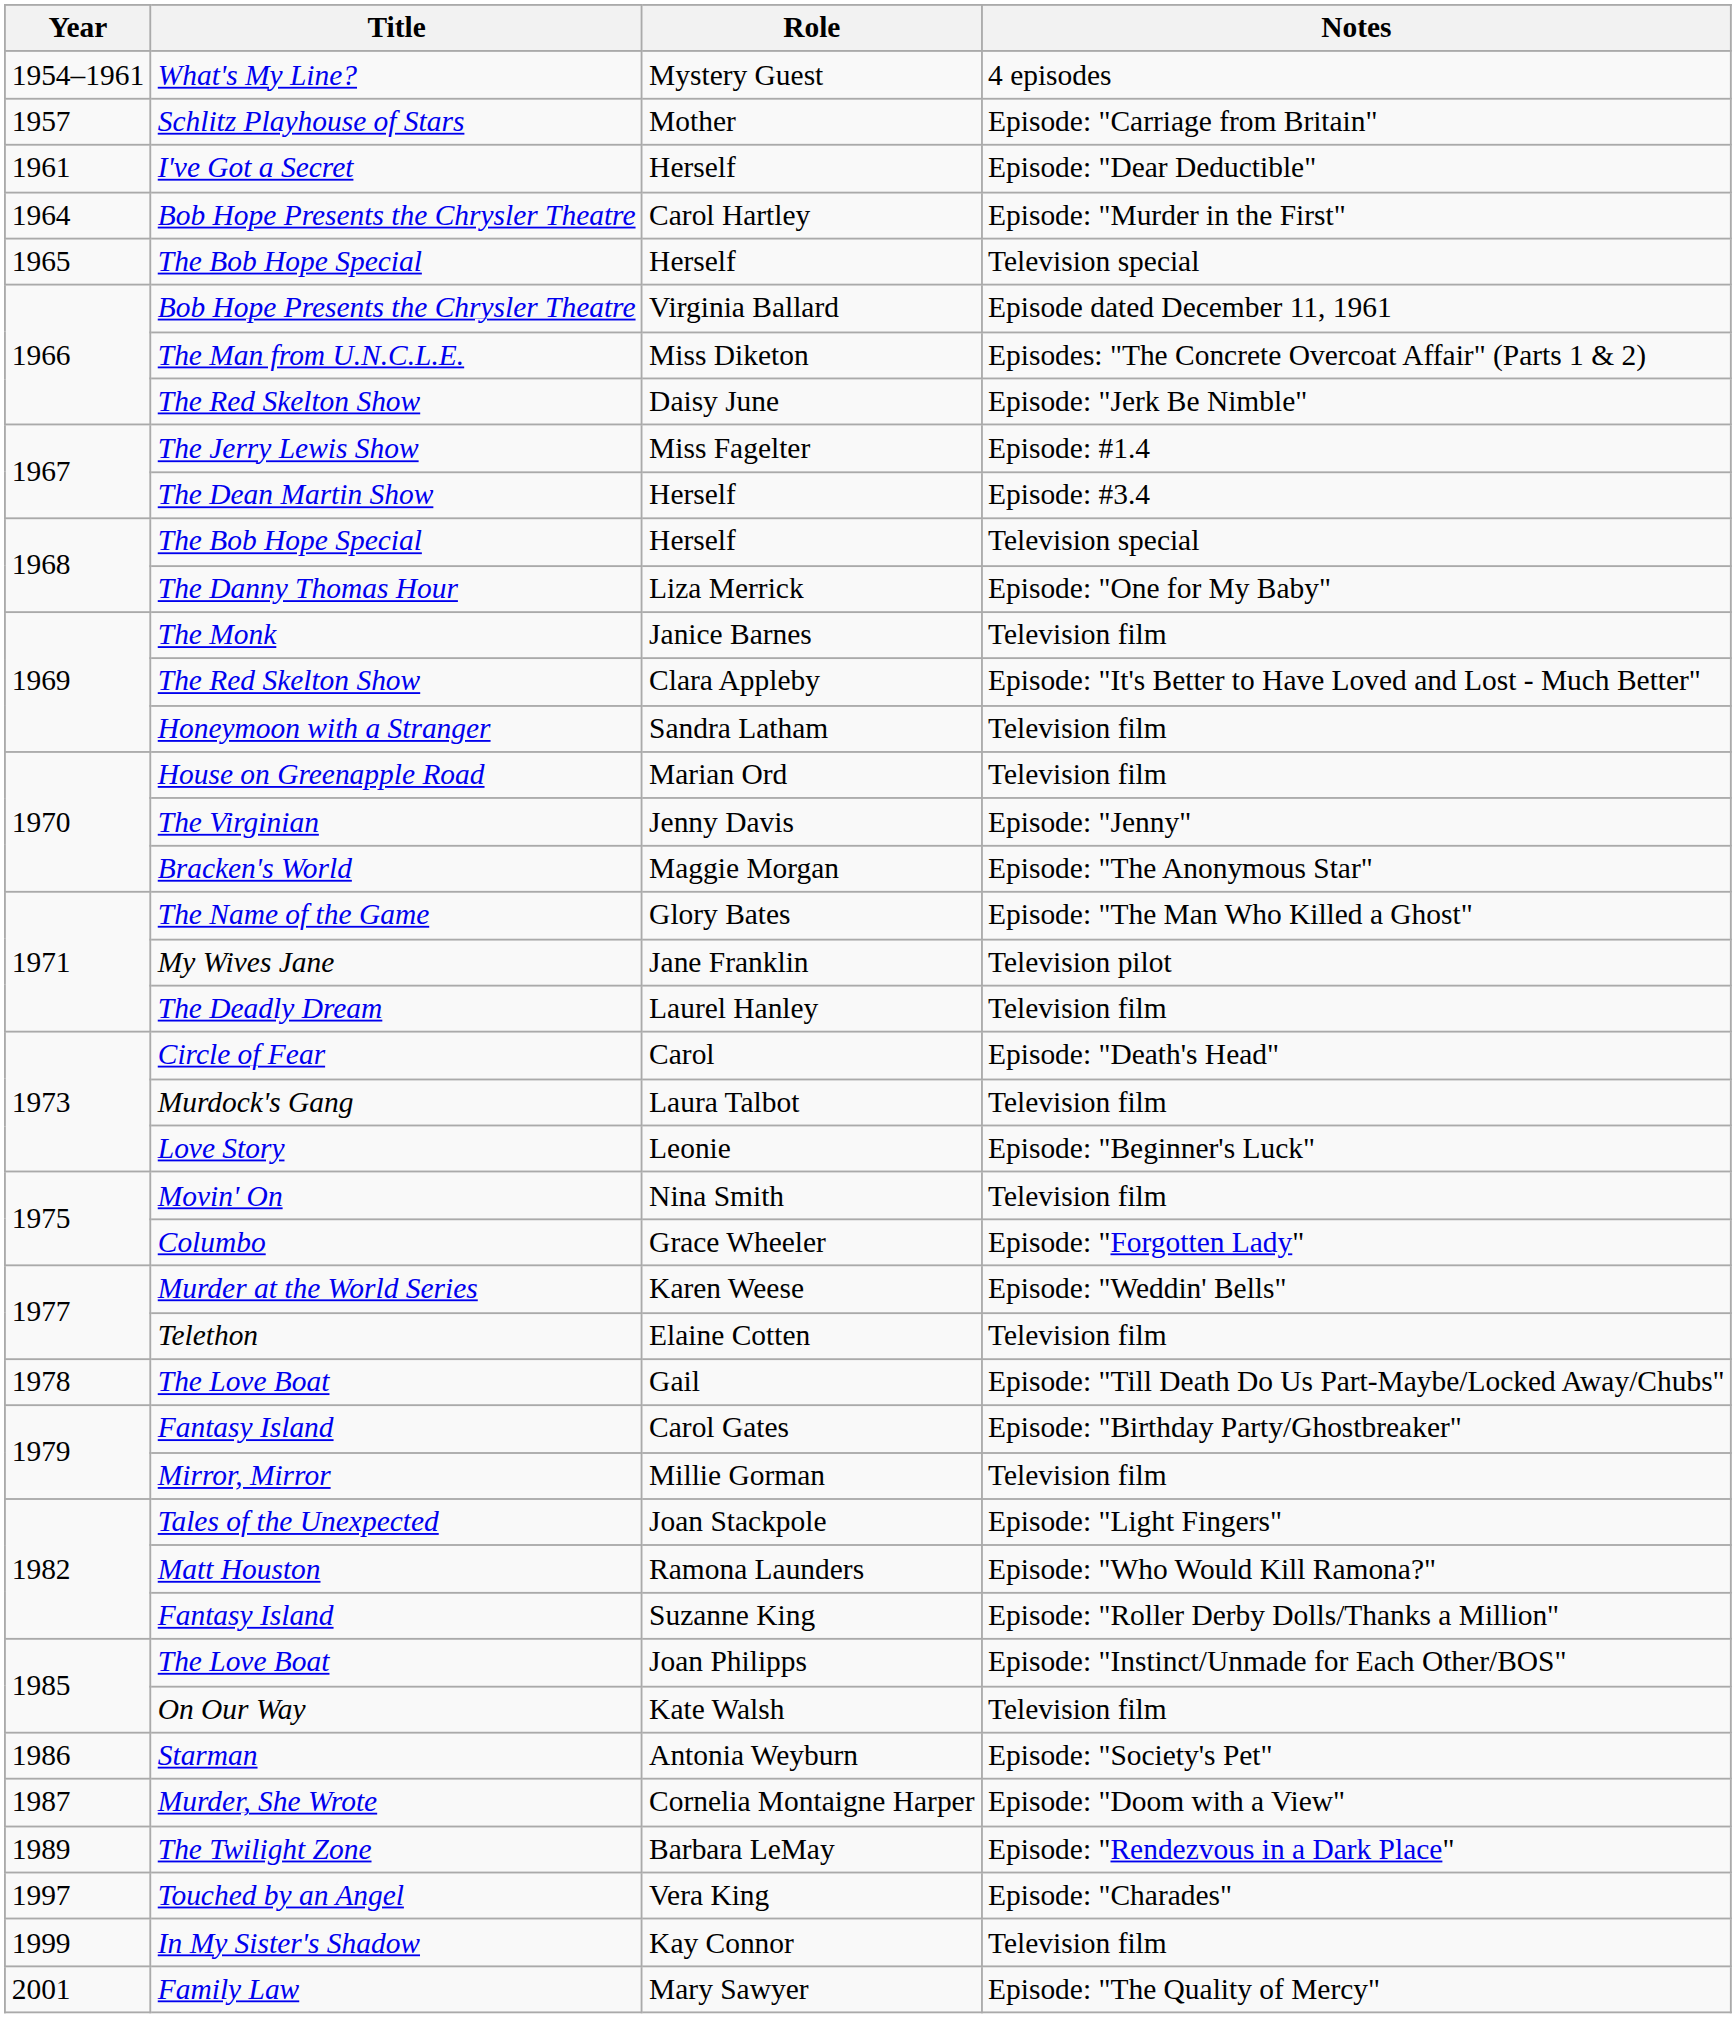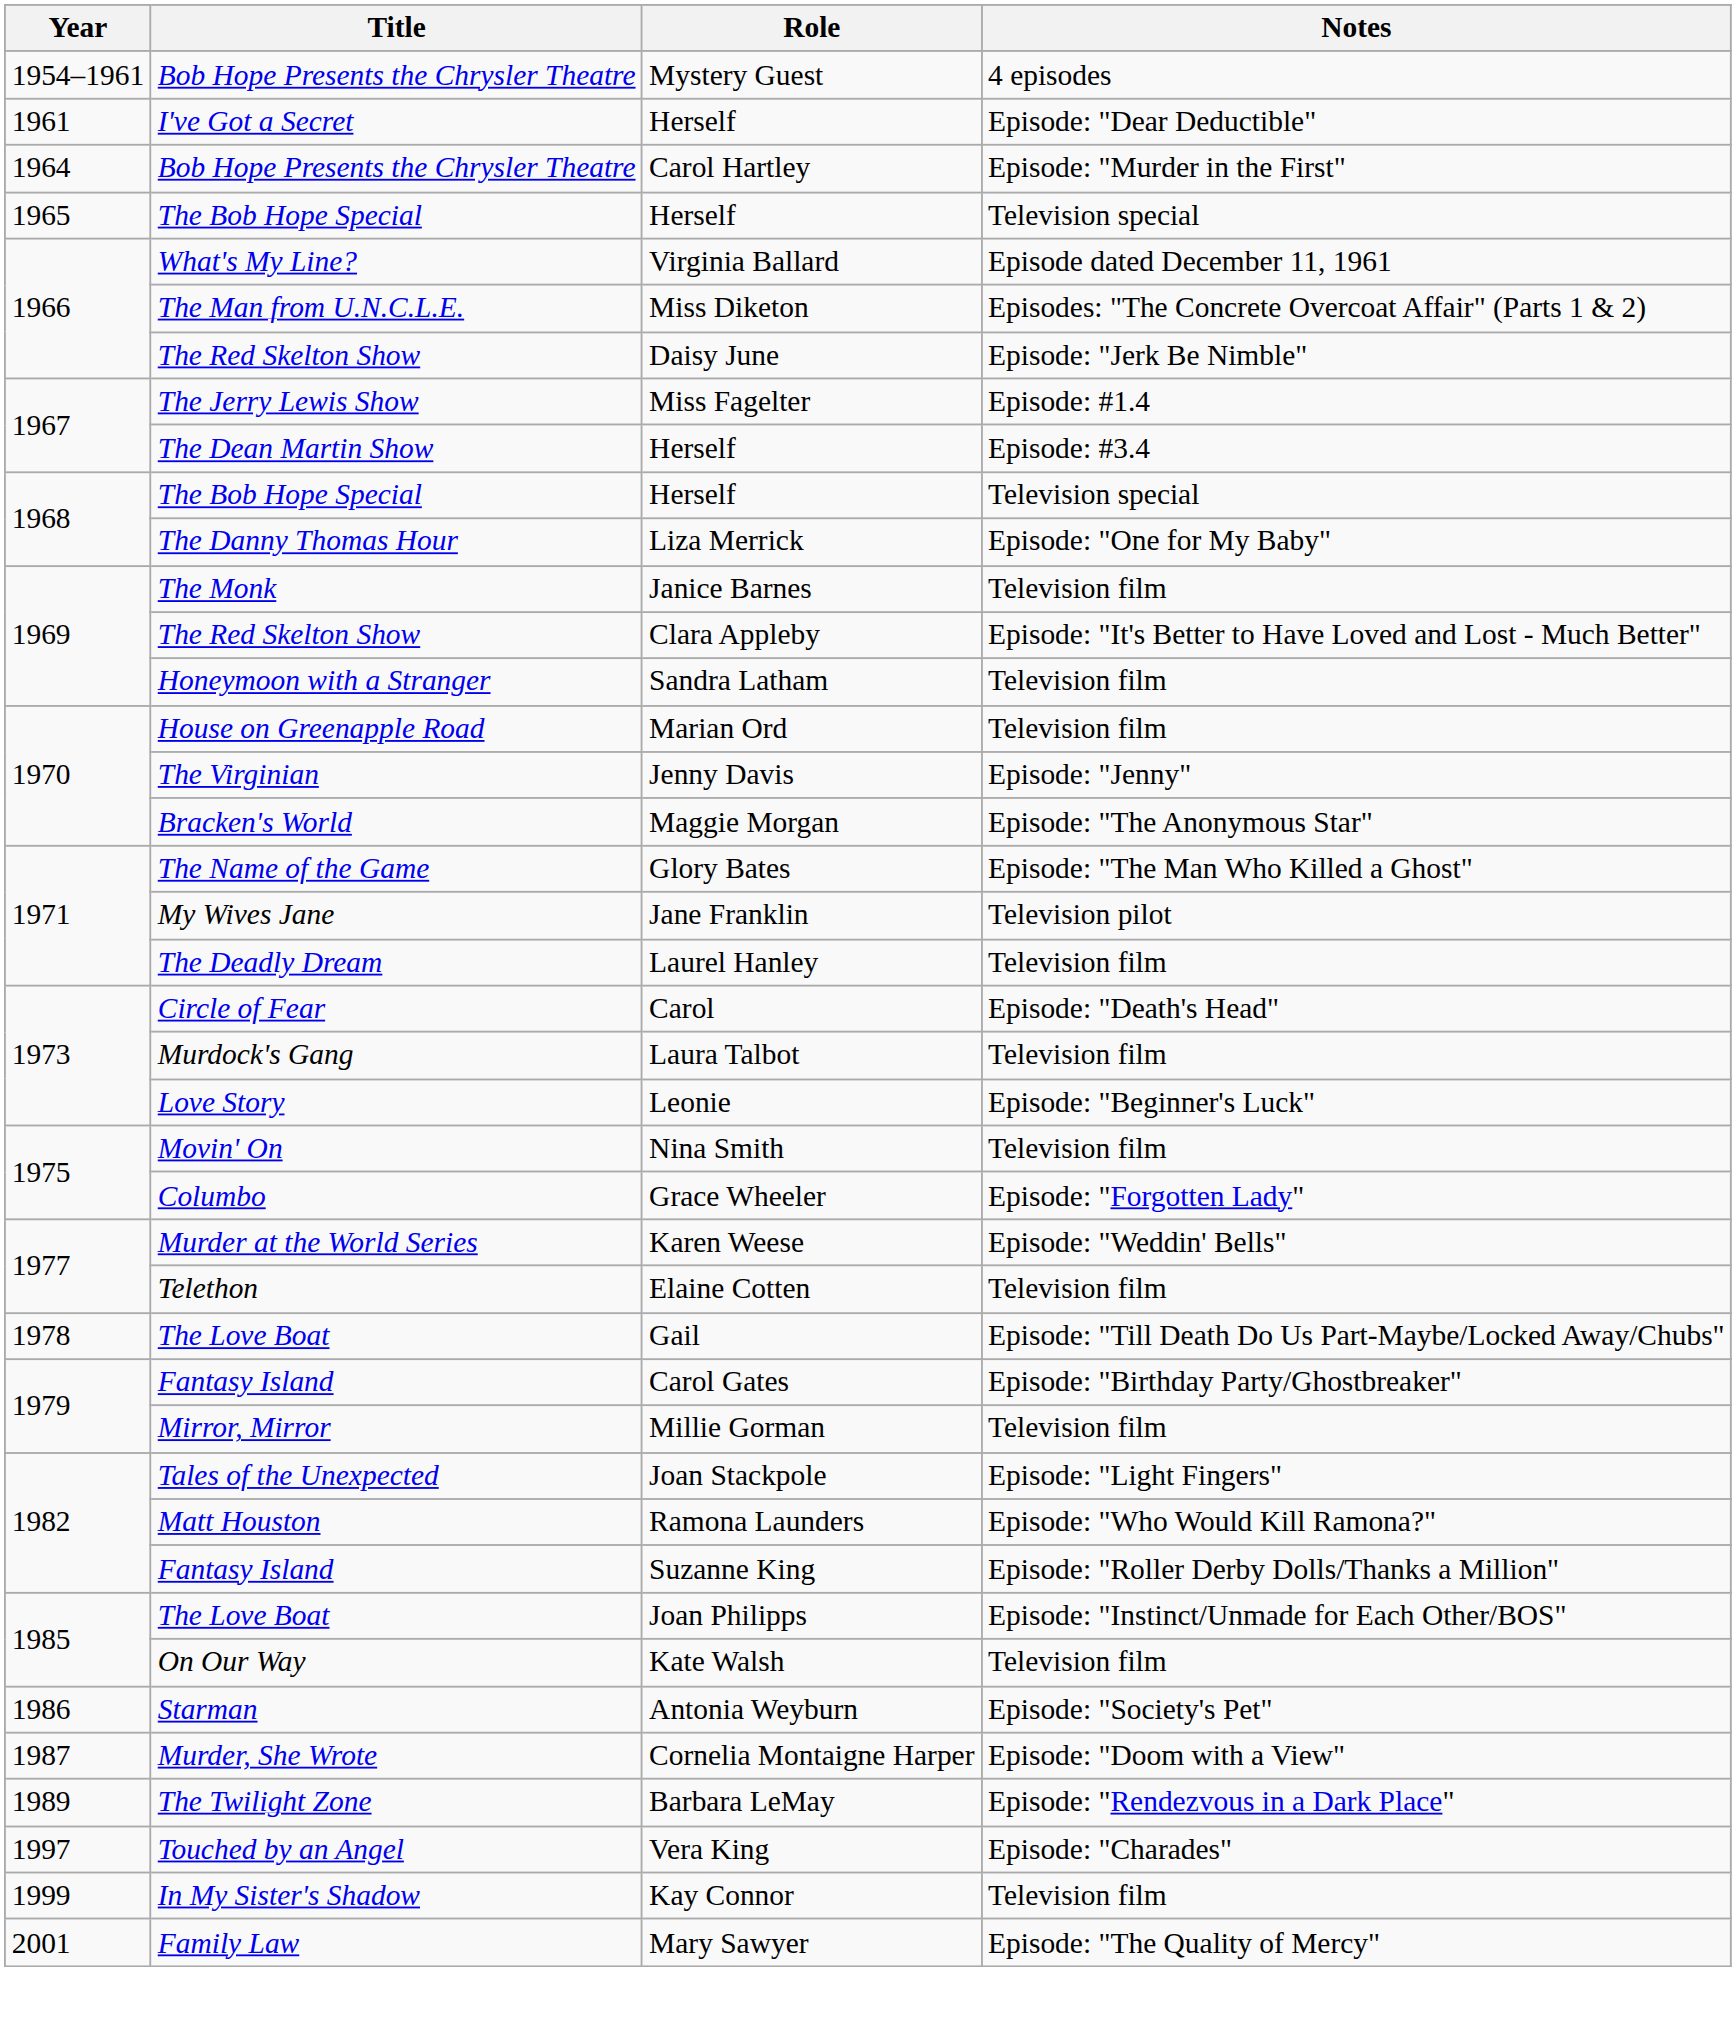(257, 74) What's My Line? -> (397, 74) Bob Hope Presents the Chrysler Theatre
- row: (41, 121)
(397, 307) Bob Hope Presents the Chrysler Theatre -> (257, 261) What's My Line?
